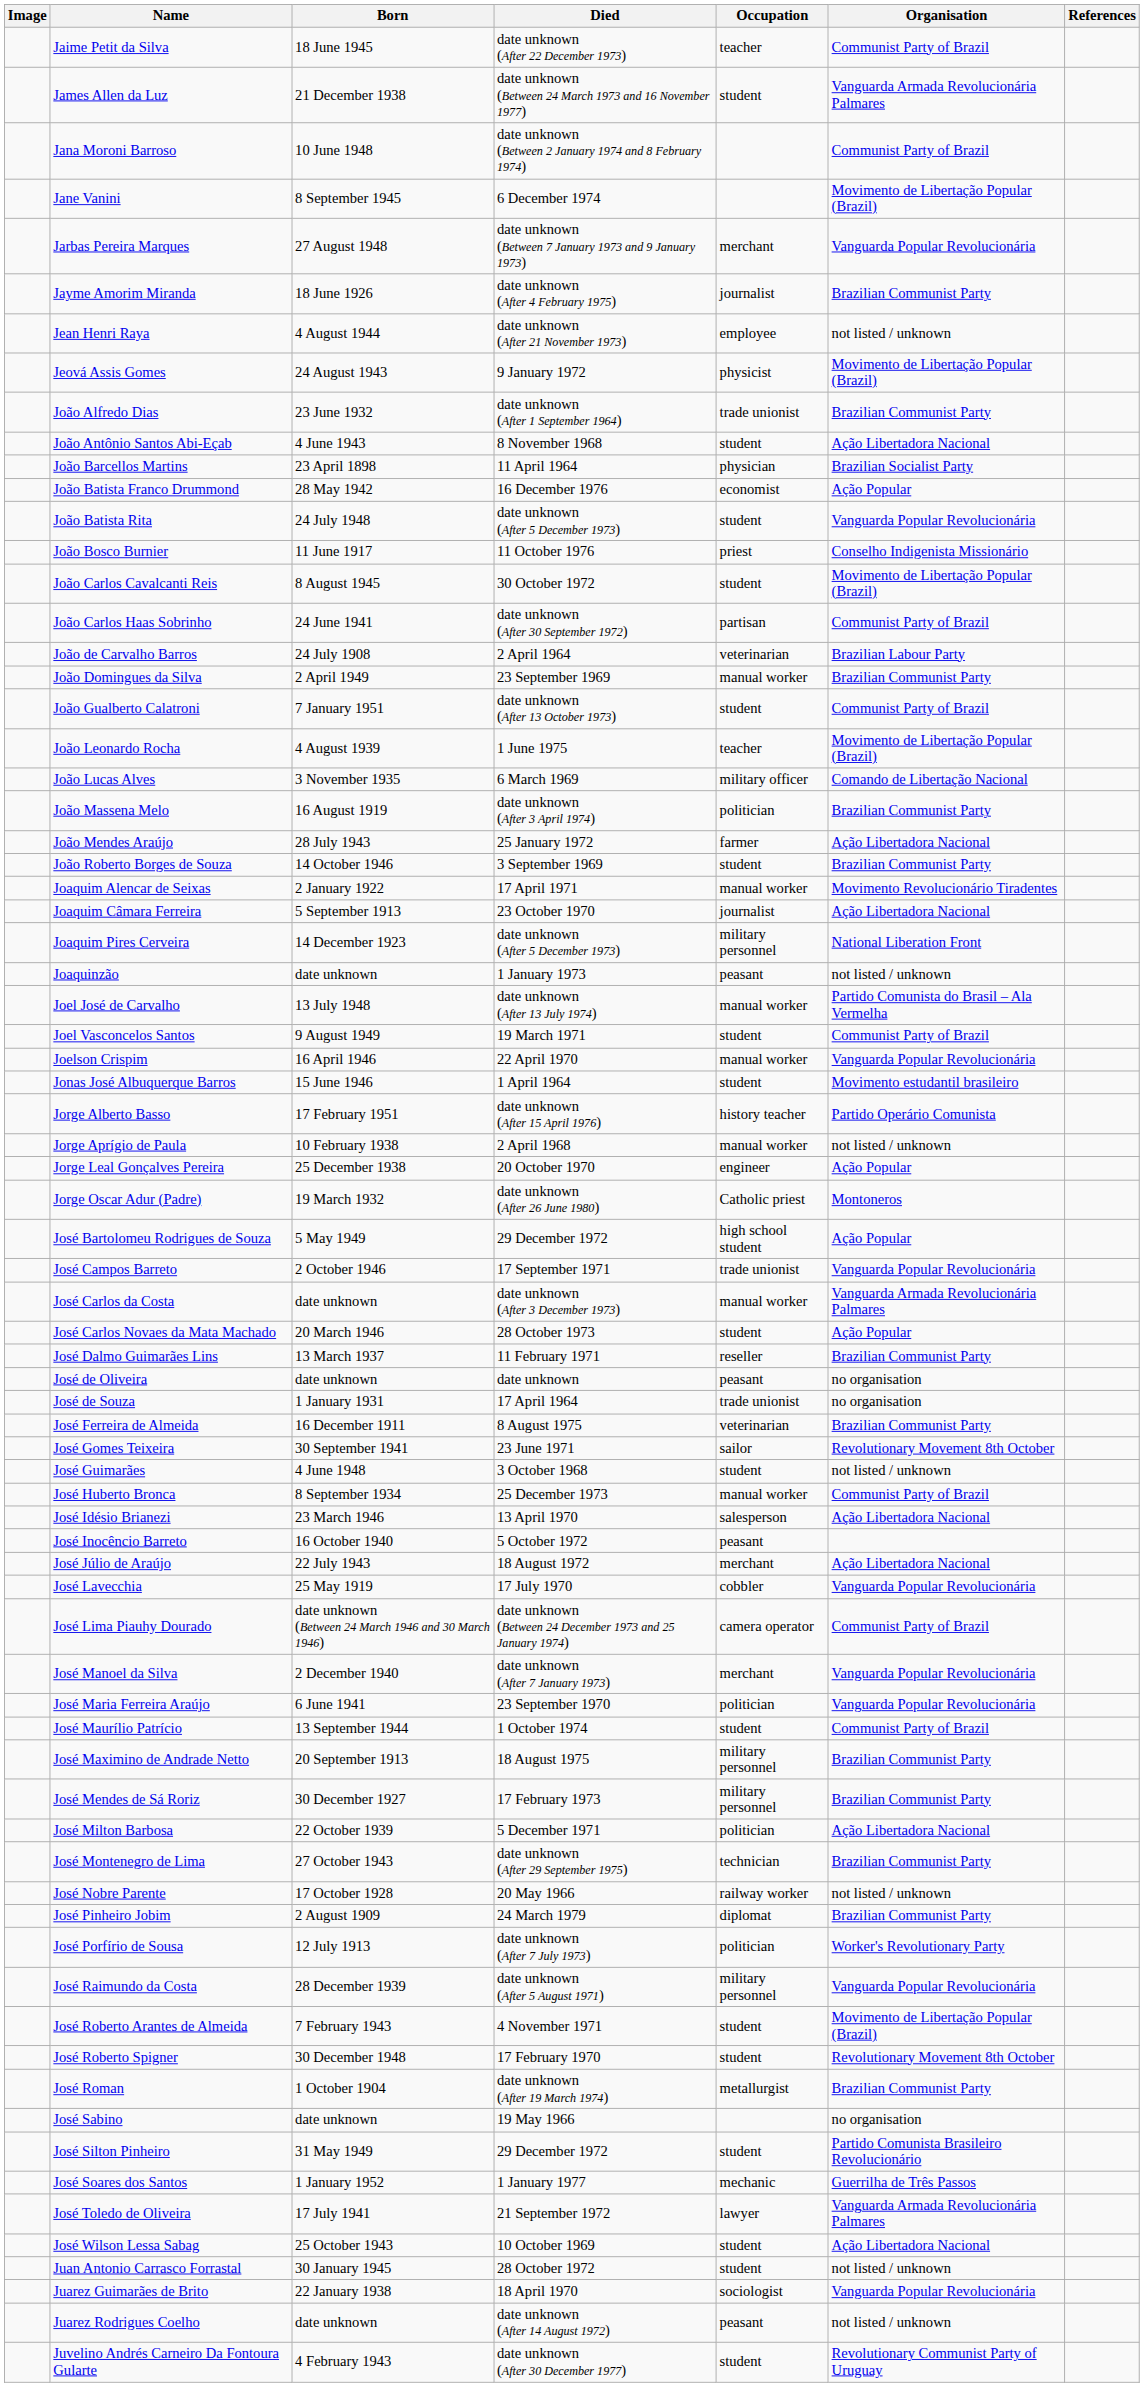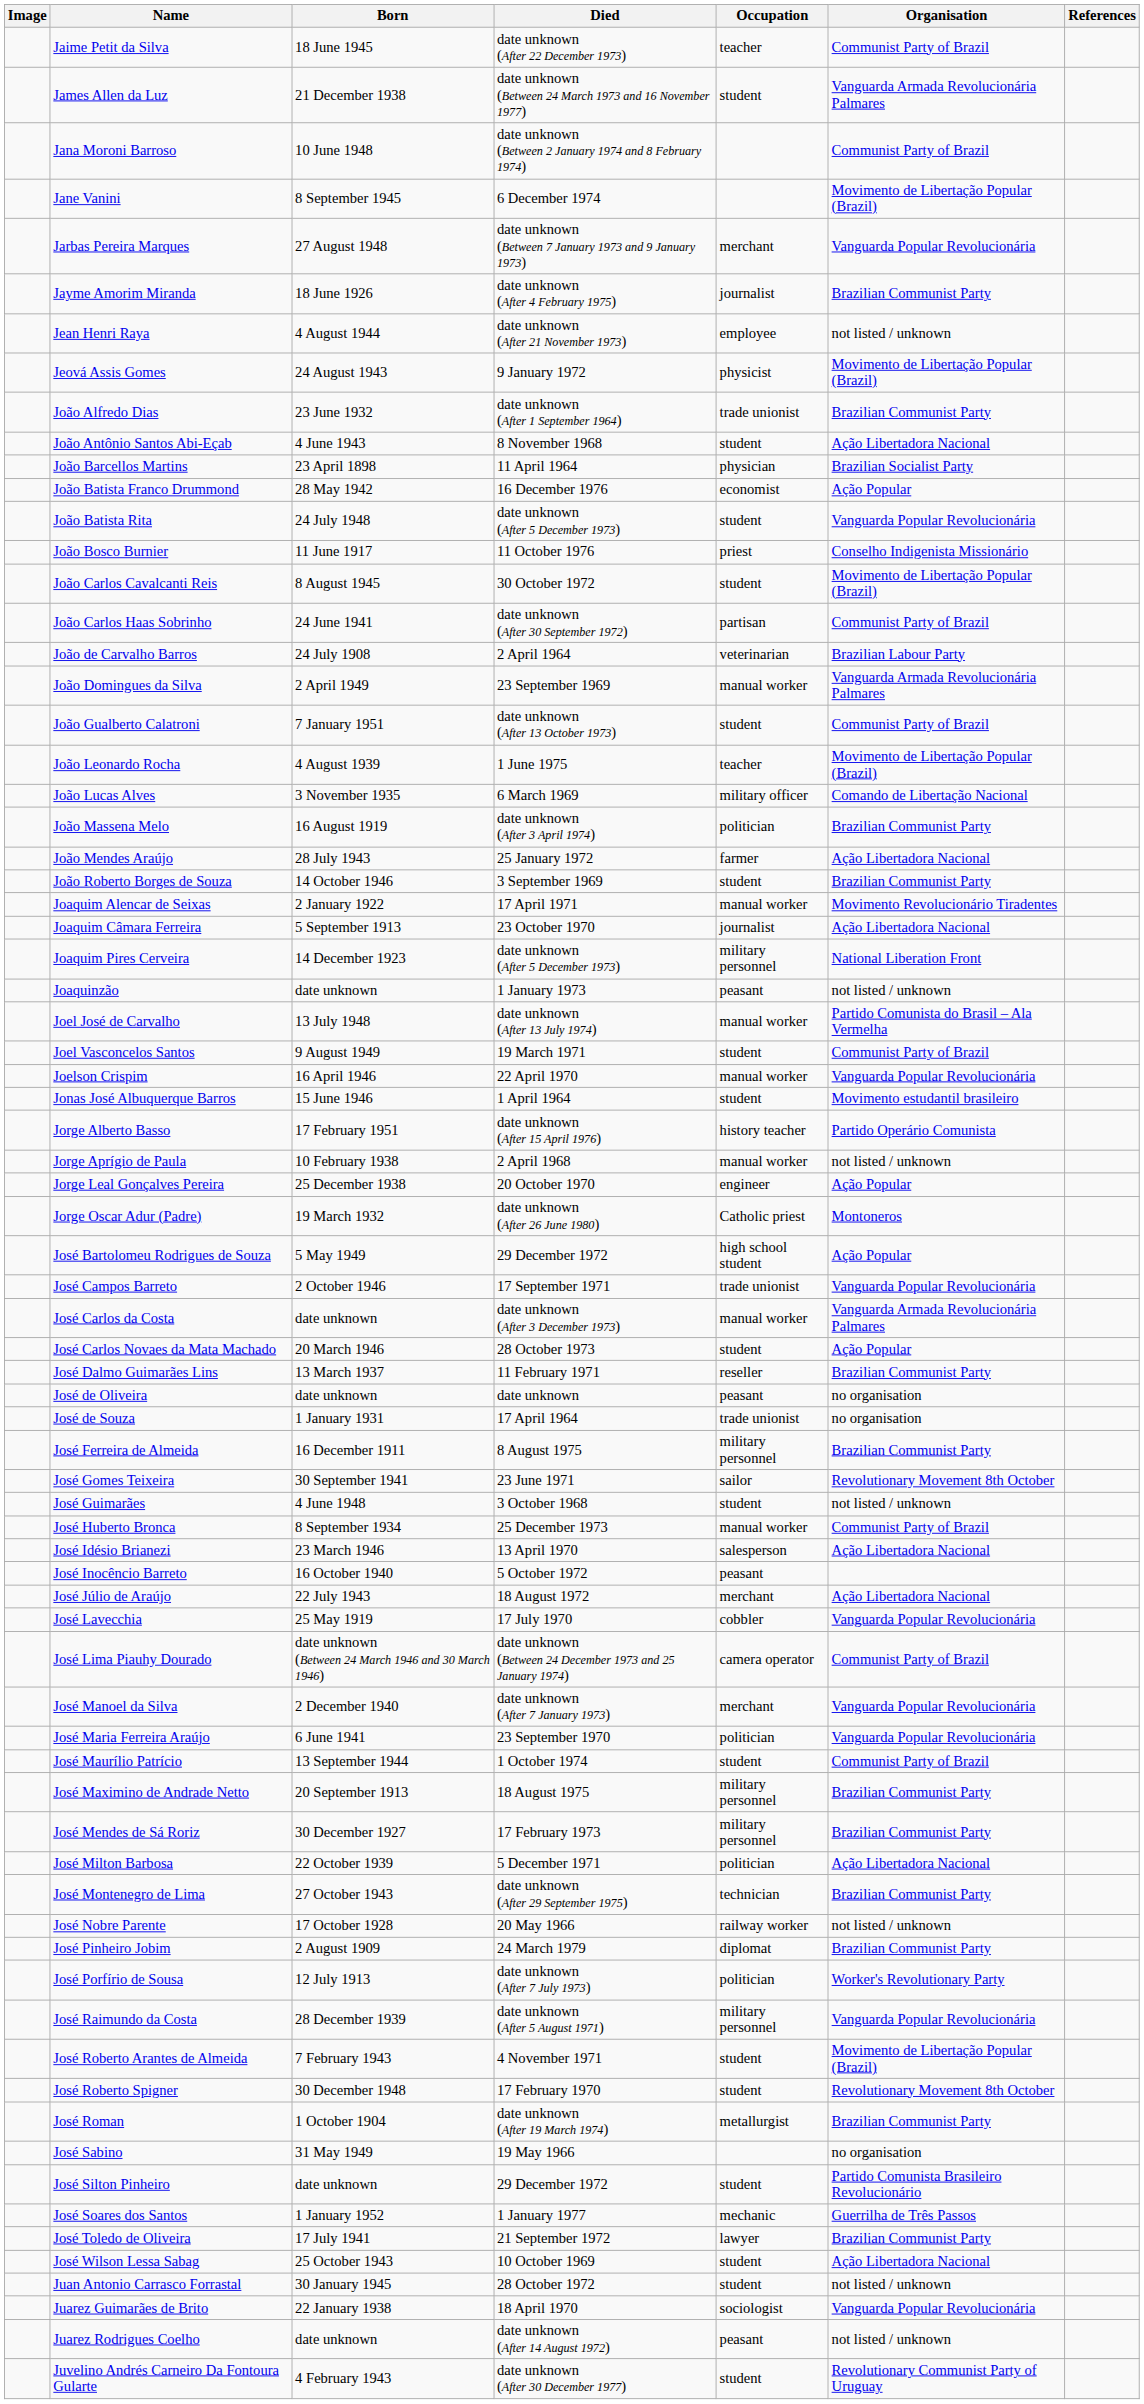(911, 677) Brazilian Communist Party -> (934, 685) Vanguarda Armada Revolucionária Palmares
(754, 1425) veterinarian -> (748, 1449) military personnel
(336, 2120) date unknown -> (334, 2152) 31 May 1949
(334, 2151) 31 May 1949 -> (336, 2184) date unknown
(934, 2213) Vanguarda Armada Revolucionária Palmares -> (911, 2238) Brazilian Communist Party
